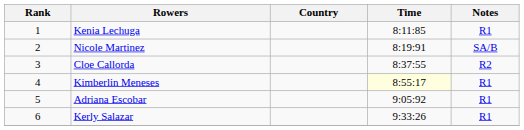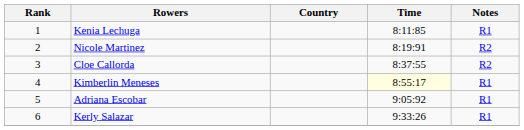(485, 47) SA/B -> (485, 47) R2
